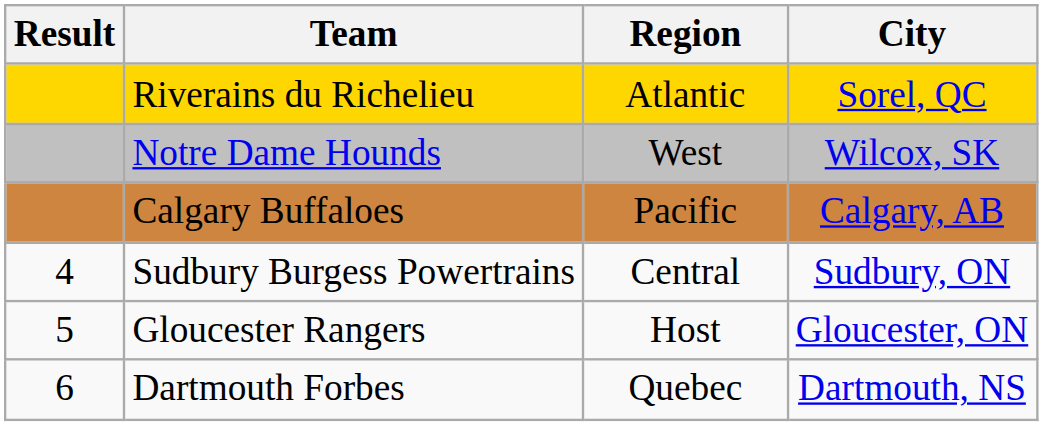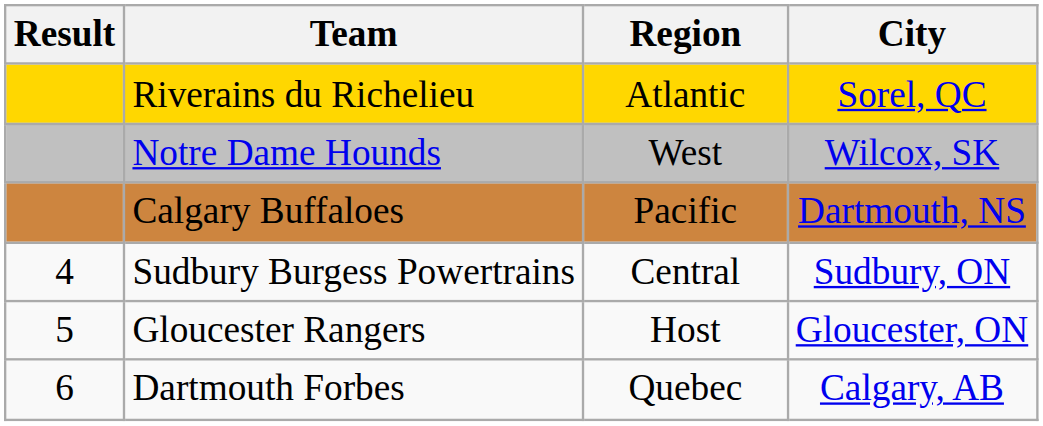(912, 211) Calgary, AB -> (912, 211) Dartmouth, NS
(912, 388) Dartmouth, NS -> (912, 388) Calgary, AB
